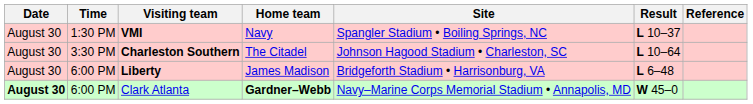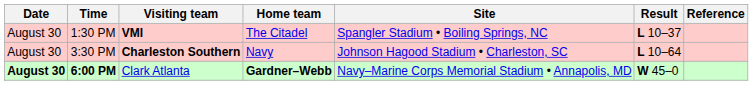(259, 33) Navy -> (277, 33) The Citadel
(276, 52) The Citadel -> (260, 52) Navy
- row: (141, 71)
(93, 90) normal -> (93, 71) bold
